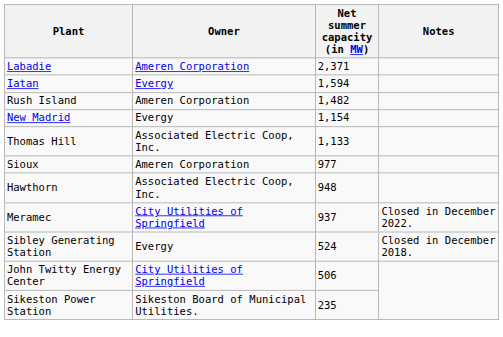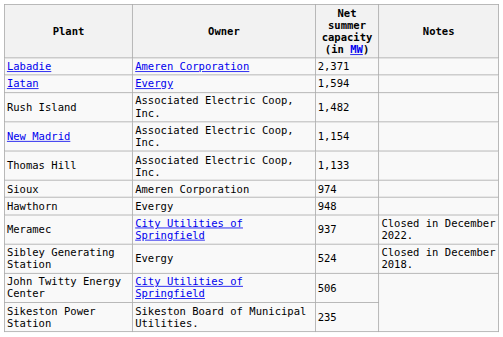(192, 101) Ameren Corporation -> (214, 107) Associated Electric Coop, Inc.
(154, 118) Evergy -> (214, 136) Associated Electric Coop, Inc.
(327, 165) 977 -> (327, 189) 974
(214, 188) Associated Electric Coop, Inc. -> (154, 206) Evergy
